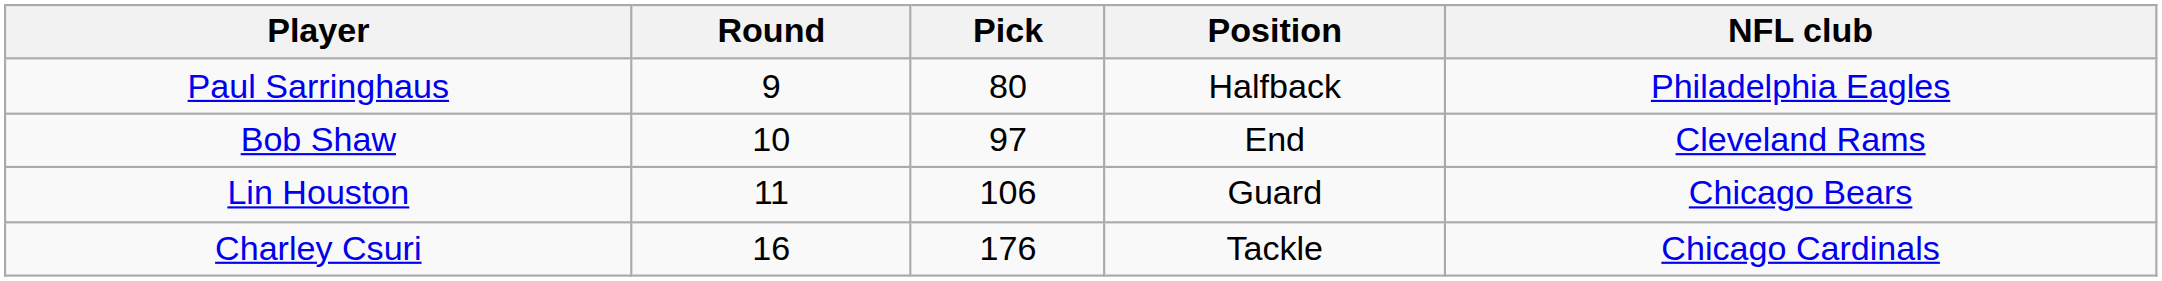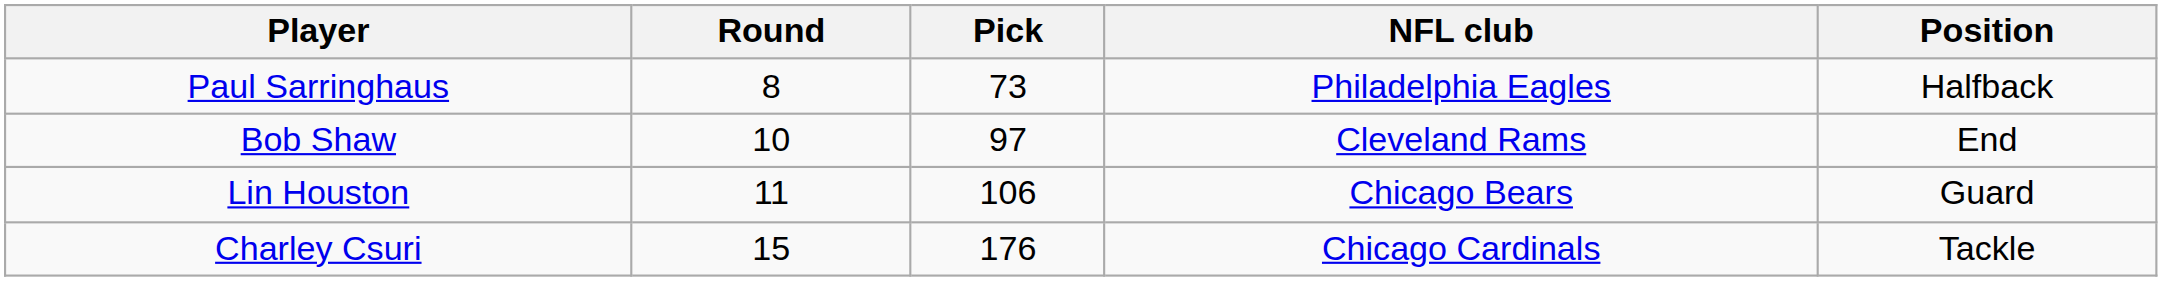columns swapped: (1275, 31) <-> (1801, 31)
(771, 85) 9 -> (771, 85) 8
(1008, 85) 80 -> (1008, 85) 73
(771, 247) 16 -> (771, 247) 15
